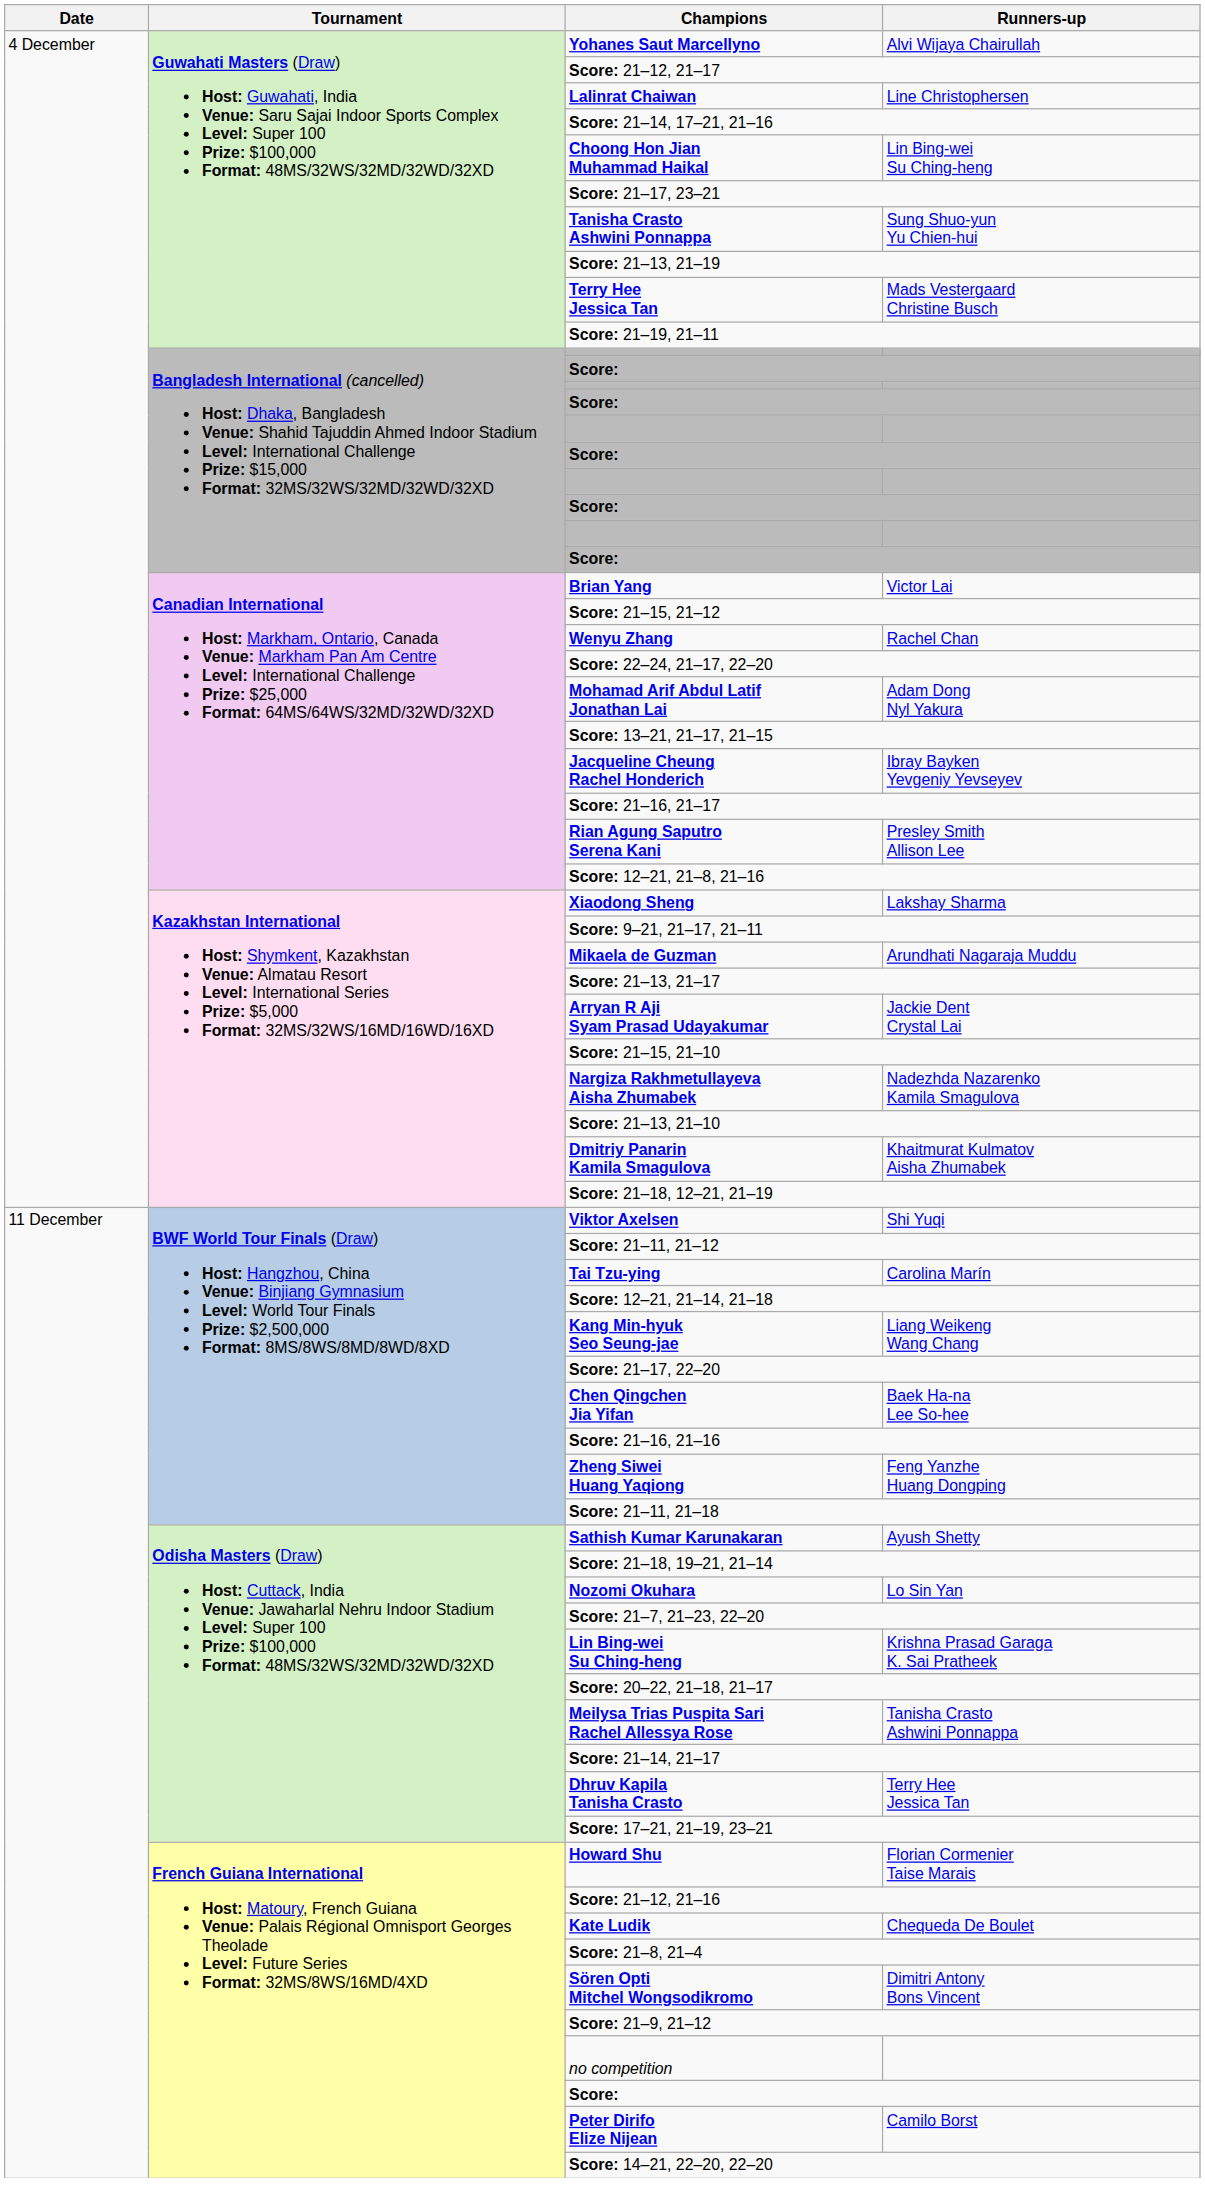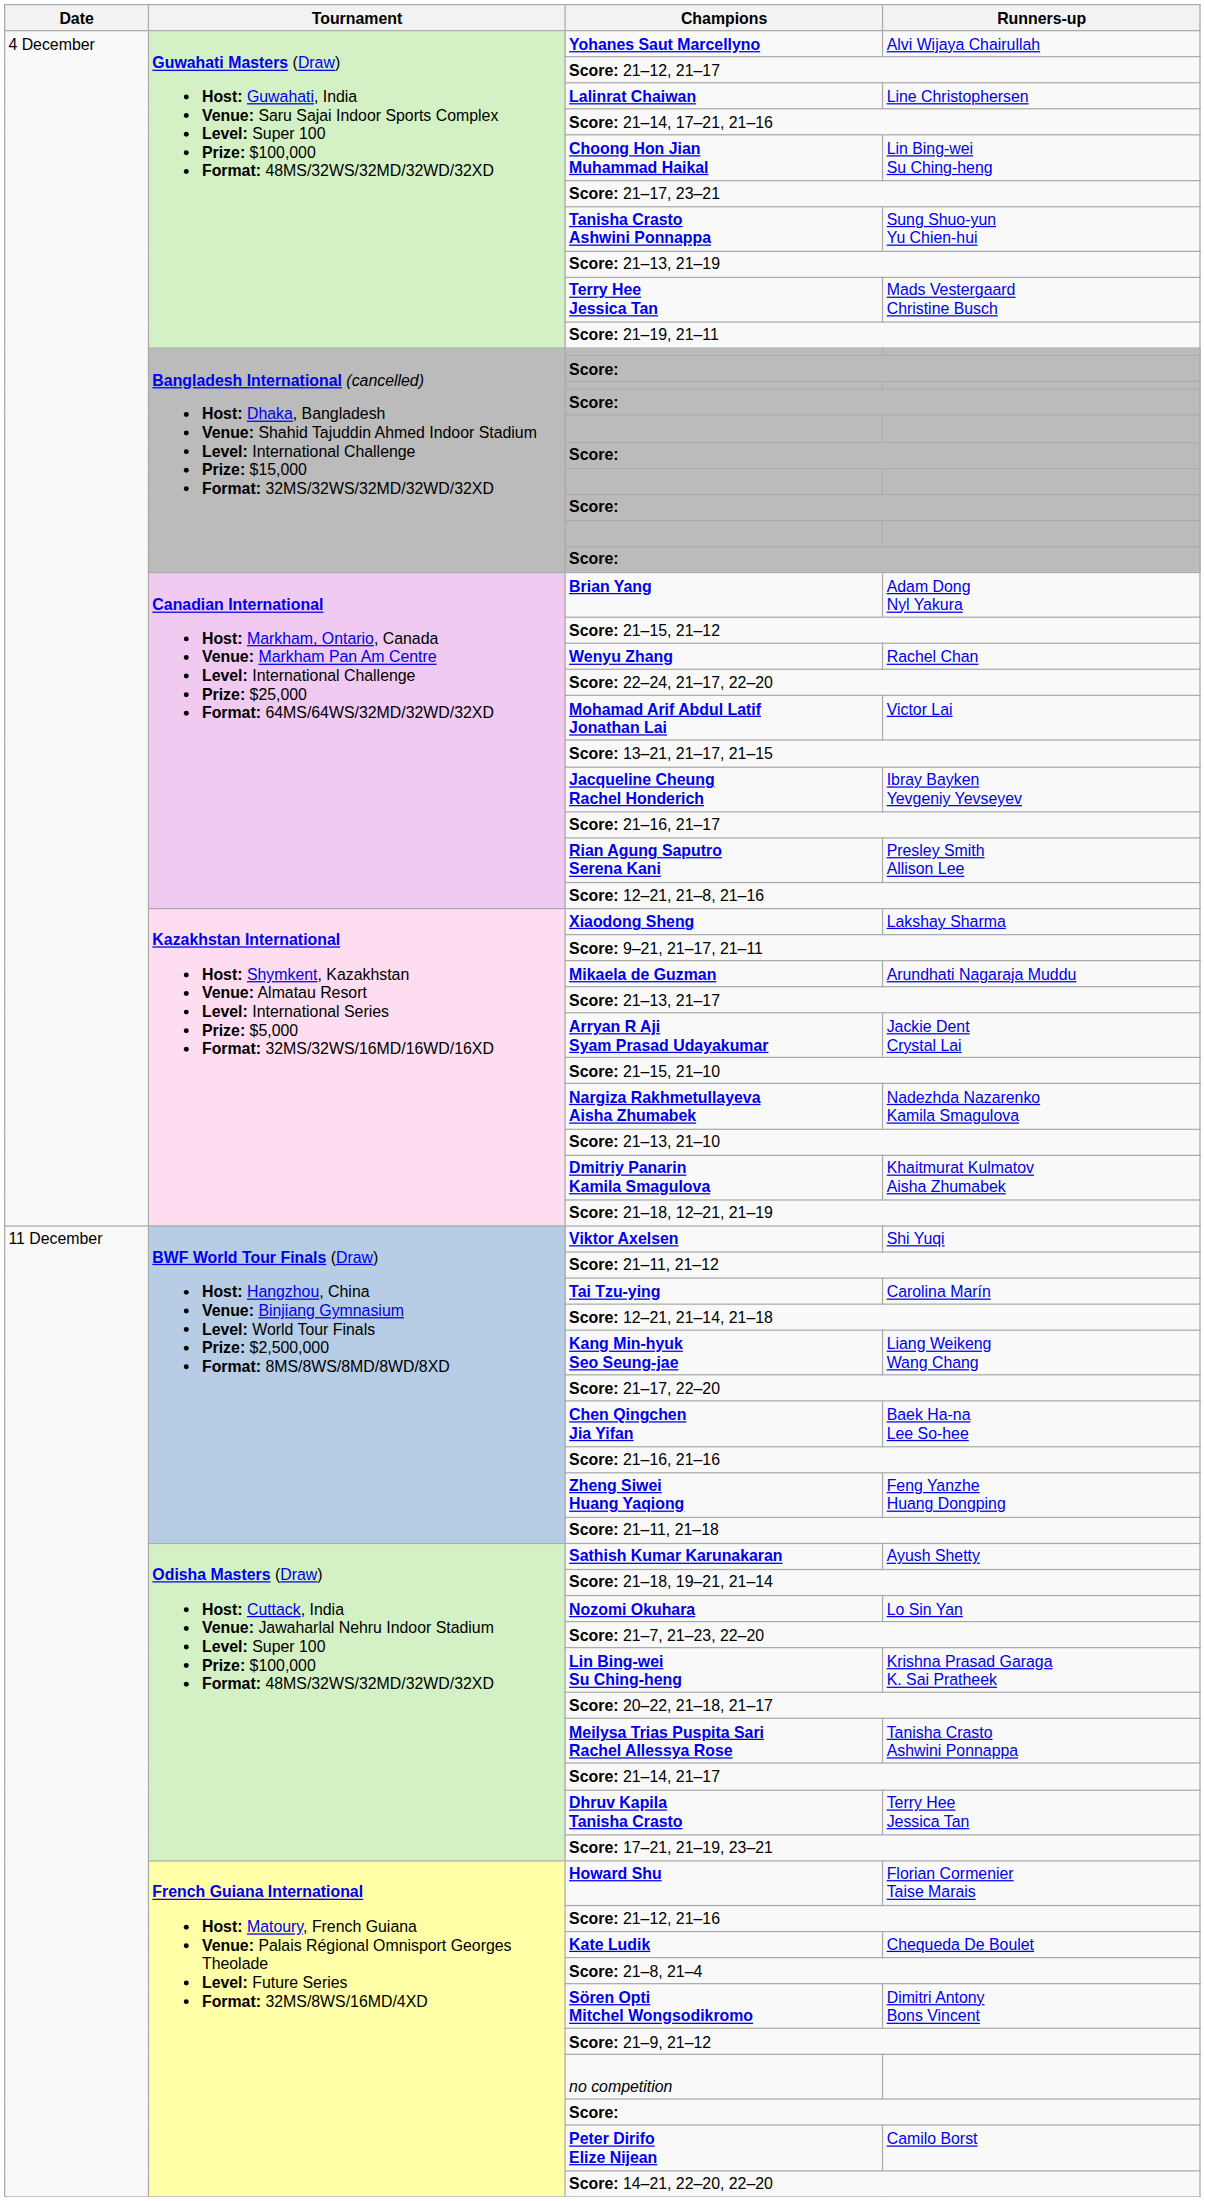(920, 585) Victor Lai -> (929, 595) Adam Dong Nyl Yakura
(929, 699) Adam Dong Nyl Yakura -> (920, 709) Victor Lai
